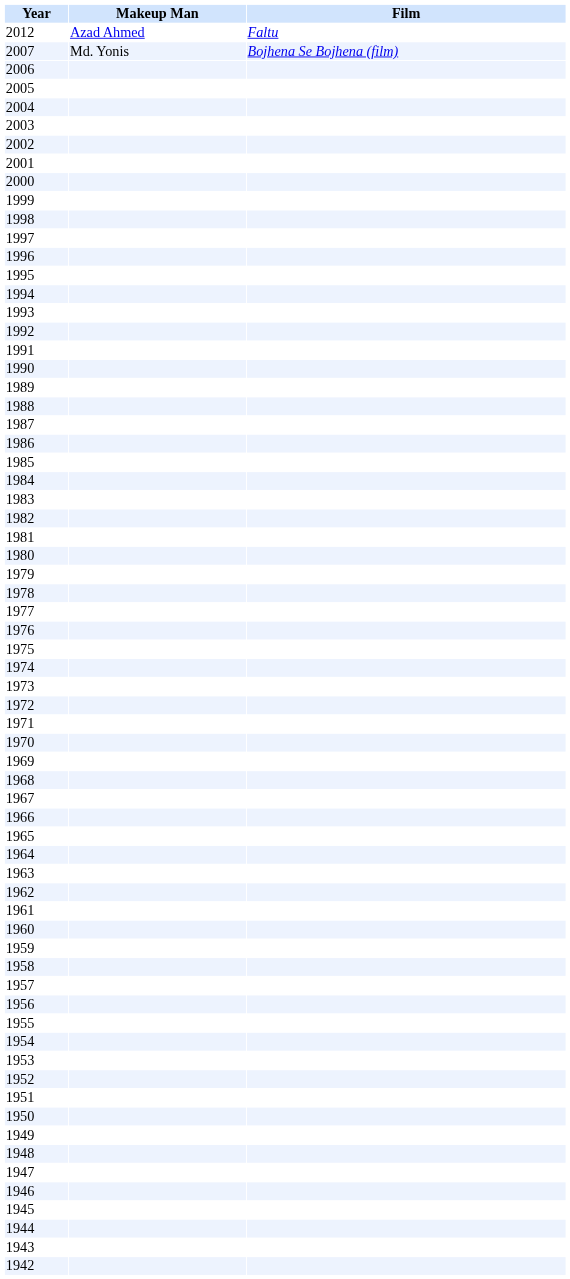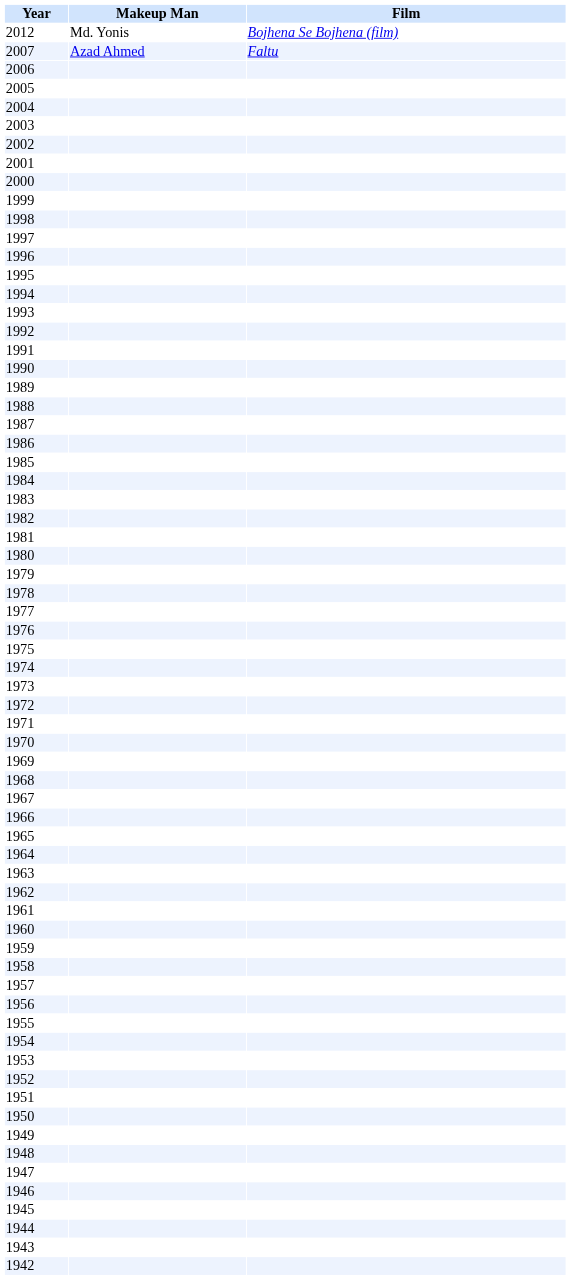(107, 32) Azad Ahmed -> (99, 32) Md. Yonis
(263, 32) Faltu -> (323, 32) Bojhena Se Bojhena (film)
(99, 51) Md. Yonis -> (107, 51) Azad Ahmed
(323, 51) Bojhena Se Bojhena (film) -> (263, 51) Faltu
